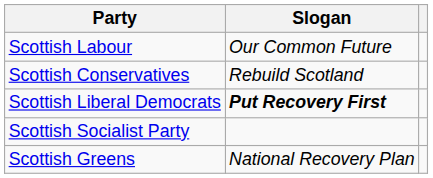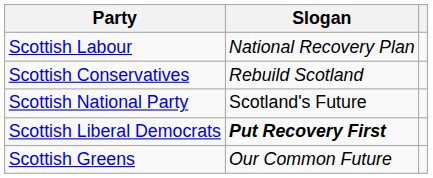(310, 46) Our Common Future -> (322, 46) National Recovery Plan
+ row: (98, 103)
- row: (99, 131)
(322, 159) National Recovery Plan -> (310, 159) Our Common Future
